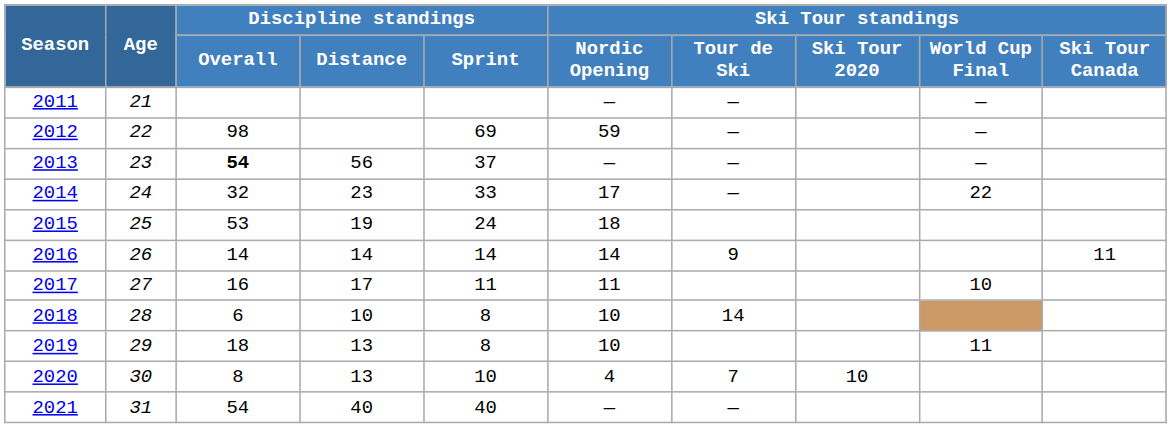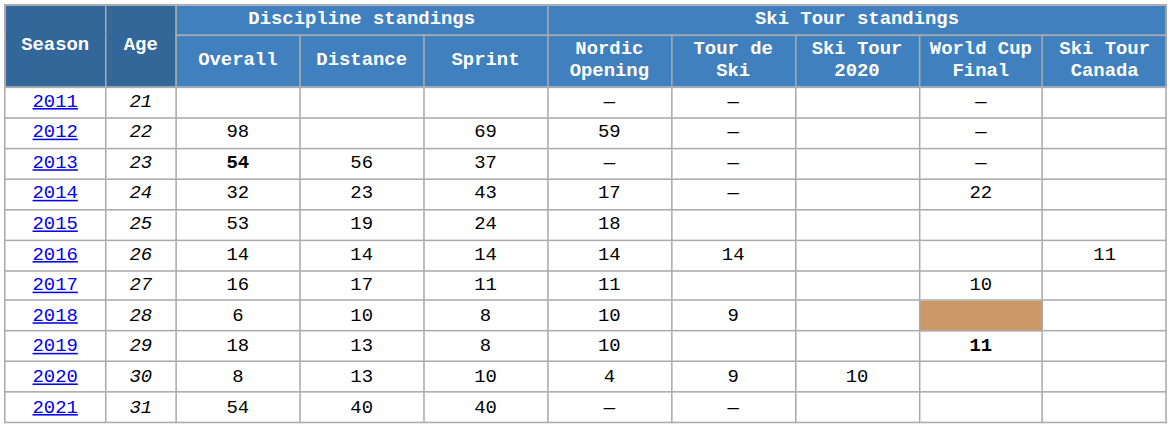(486, 194) 33 -> (486, 194) 43
(733, 255) 9 -> (733, 255) 14
(733, 316) 14 -> (733, 316) 9
(981, 347) normal -> (981, 347) bold
(733, 377) 7 -> (733, 377) 9
